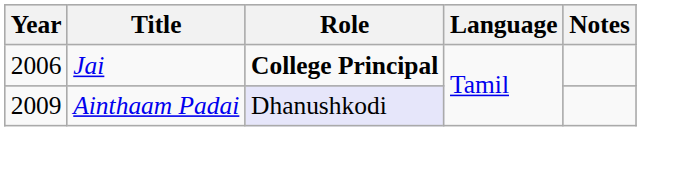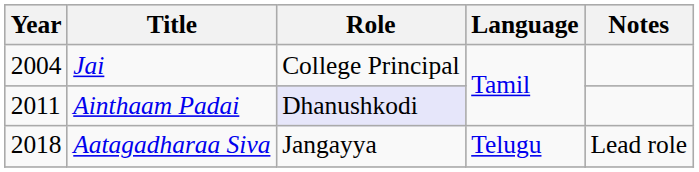(36, 65) 2006 -> (36, 65) 2004
(345, 65) bold -> (371, 65) normal
(36, 105) 2009 -> (36, 105) 2011
+ row: (172, 145)
